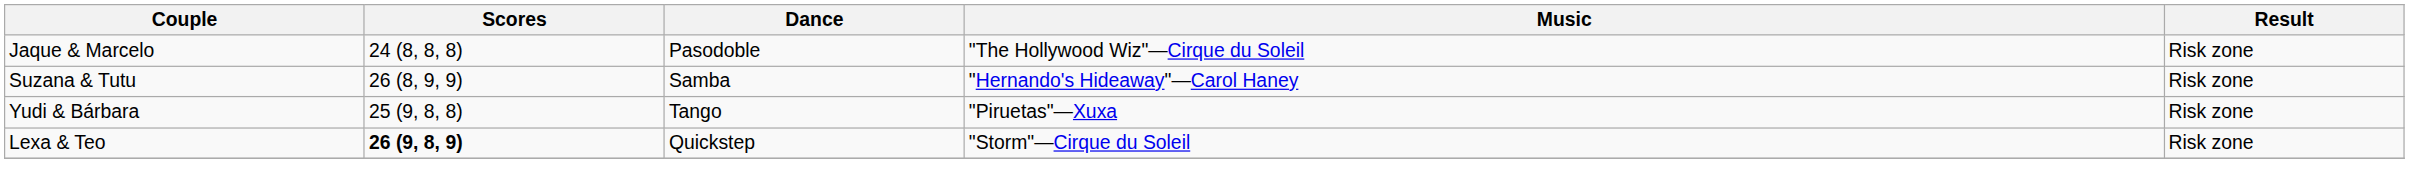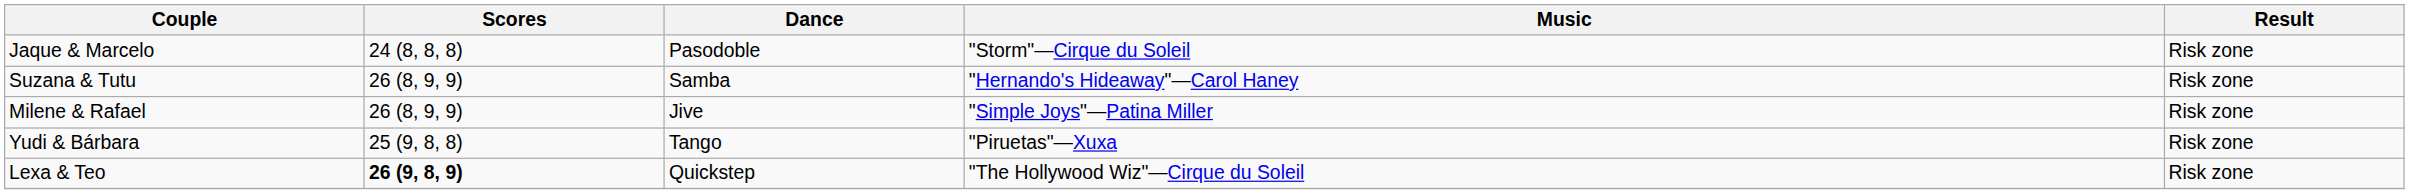(1137, 50) "The Hollywood Wiz"—Cirque du Soleil -> (1080, 50) "Storm"—Cirque du Soleil
+ row: (77, 111)
(1080, 142) "Storm"—Cirque du Soleil -> (1137, 173) "The Hollywood Wiz"—Cirque du Soleil
